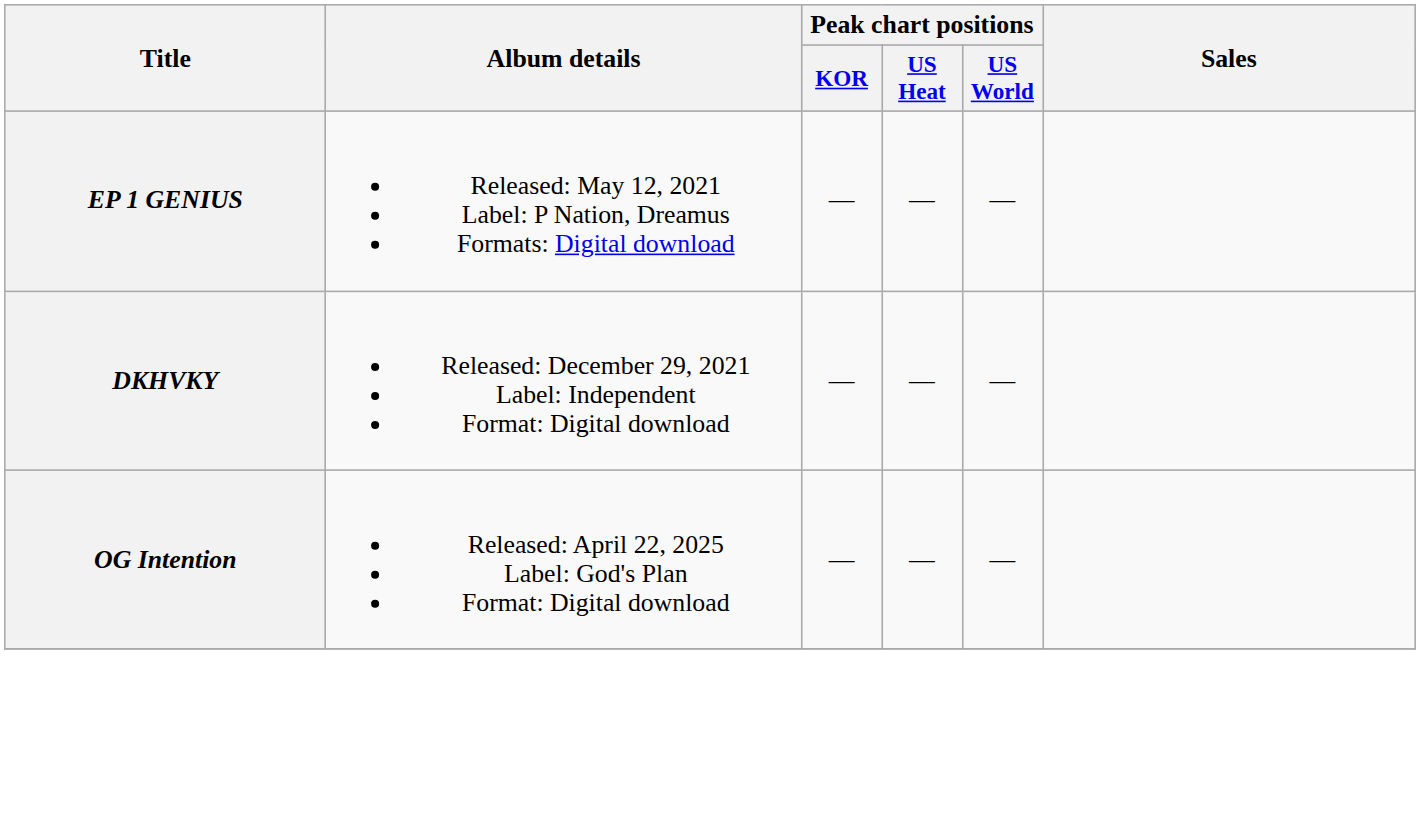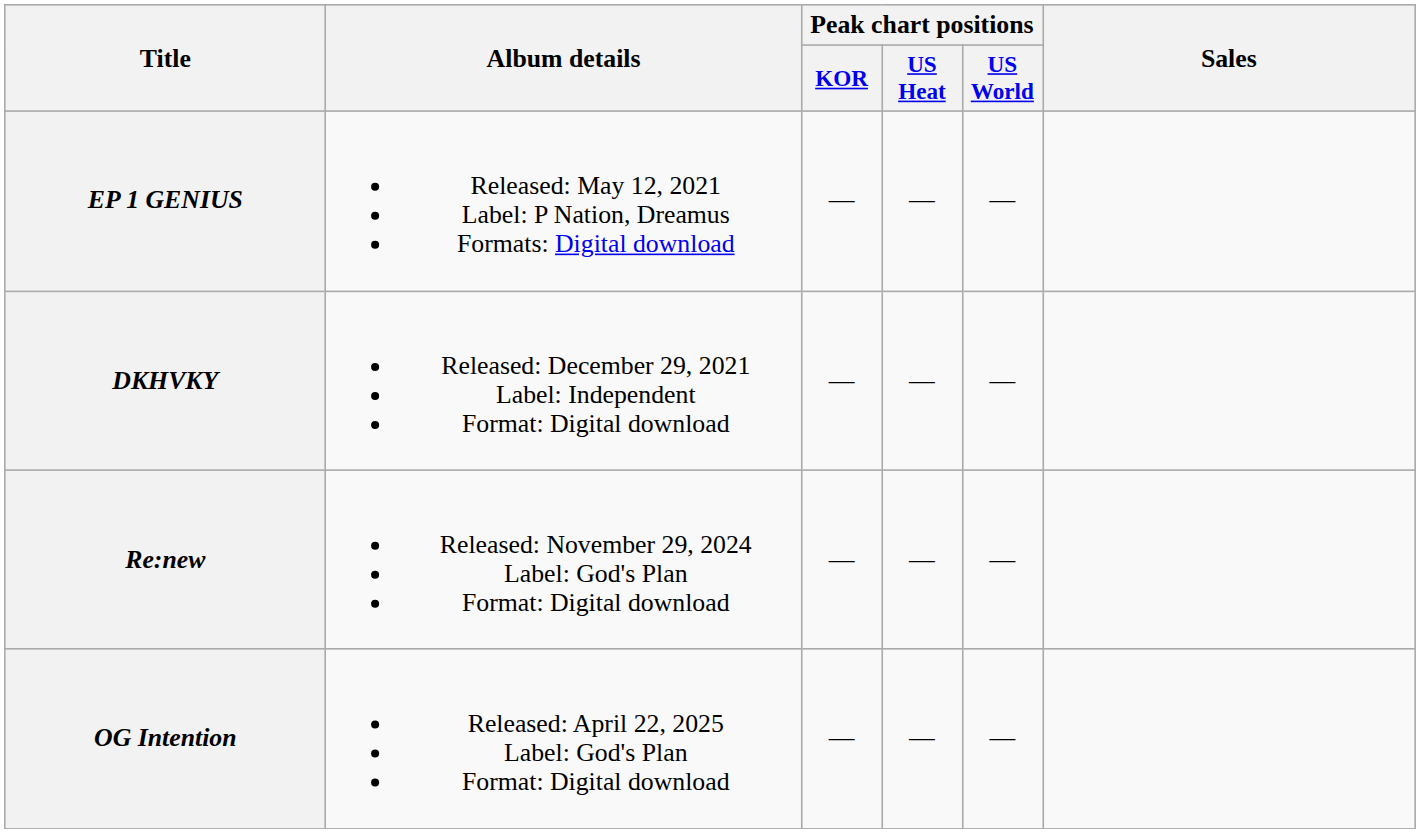+ row: (165, 559)
